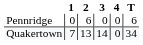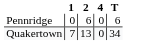- column: (102, 7)
